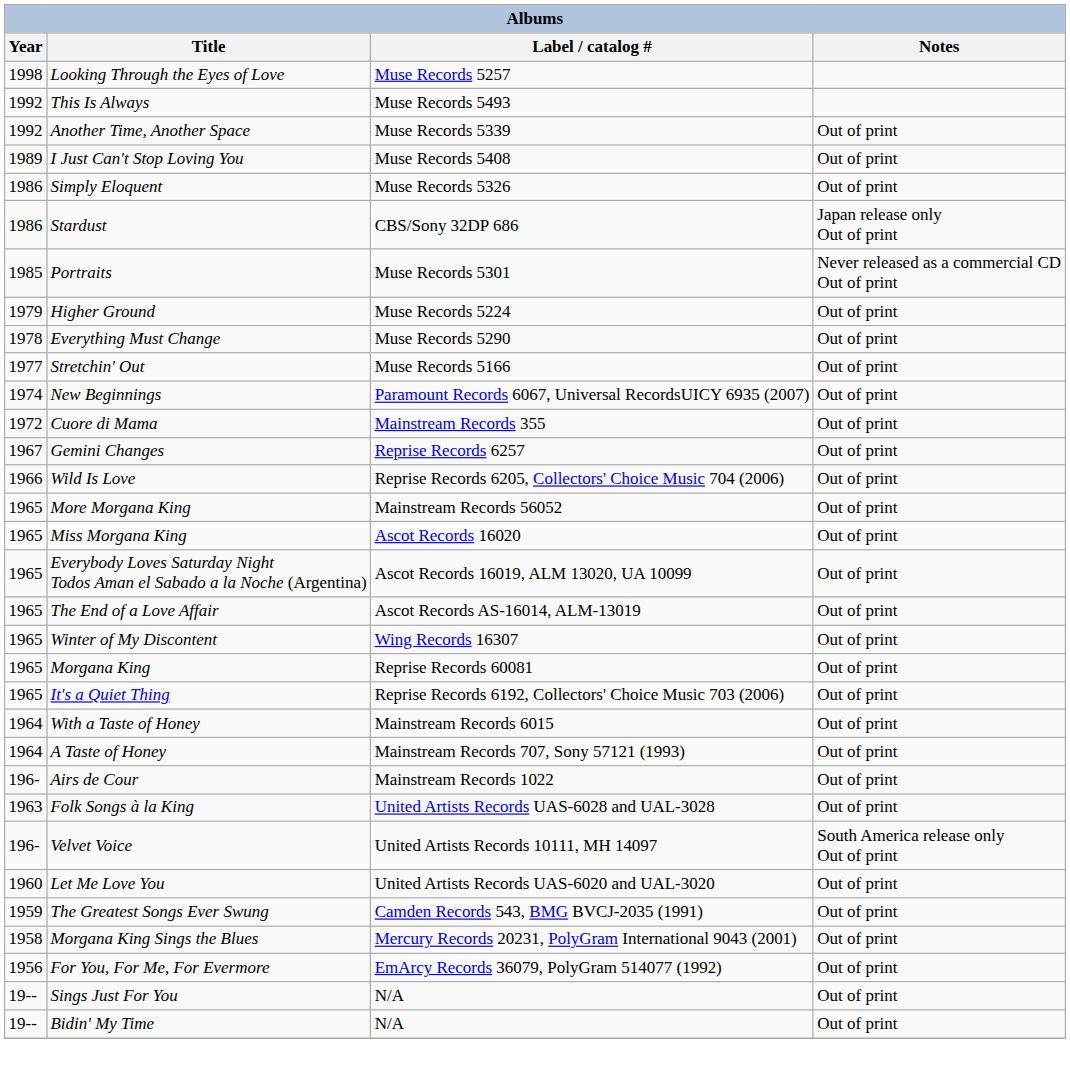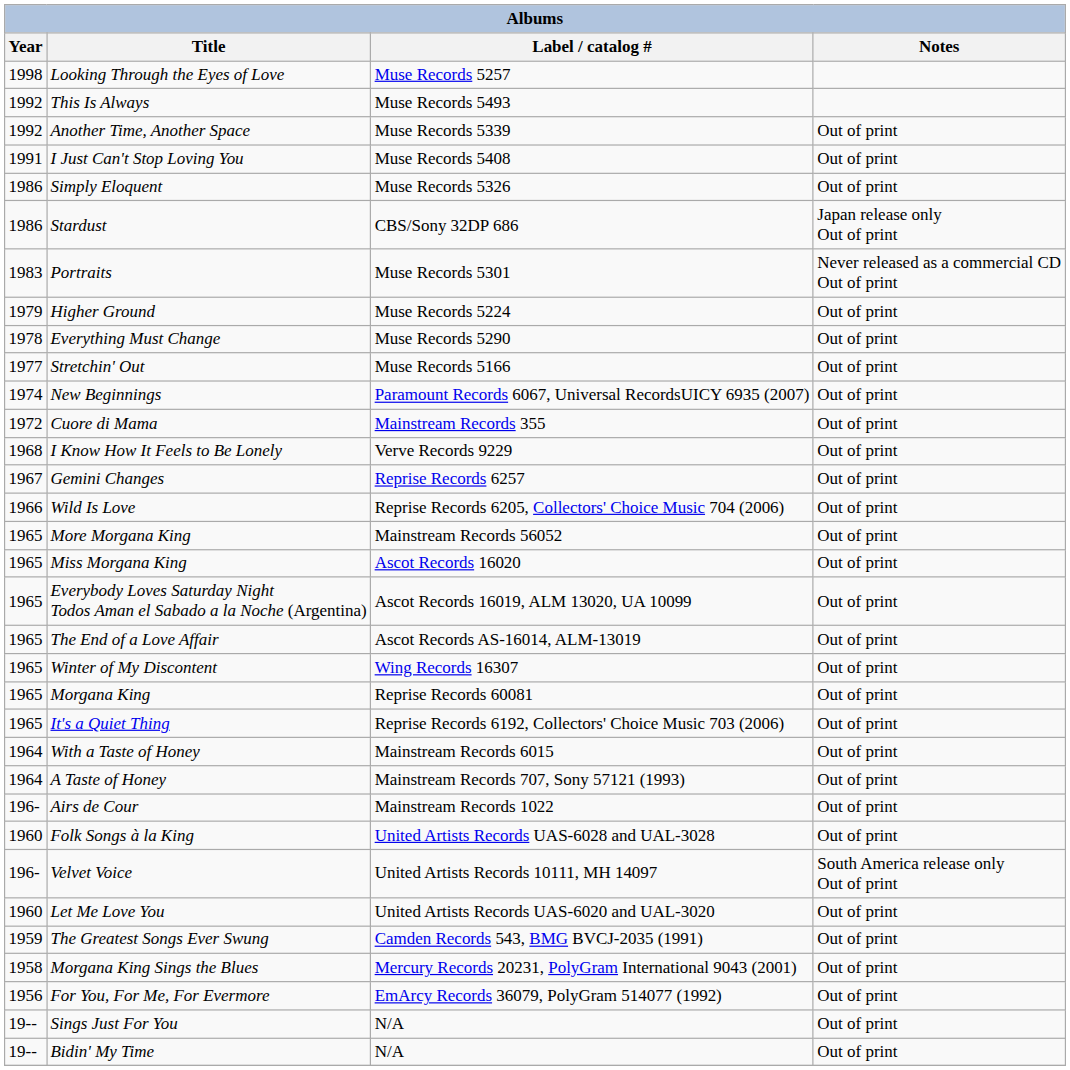(26, 159) 1989 -> (26, 159) 1991
(26, 273) 1985 -> (26, 273) 1983
+ row: (166, 451)
(26, 807) 1963 -> (26, 835) 1960
